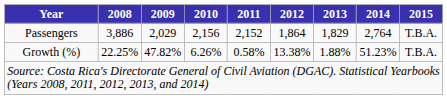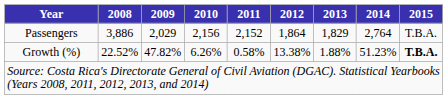(120, 52) 22.25% -> (120, 52) 22.52%
(421, 52) normal -> (421, 52) bold
